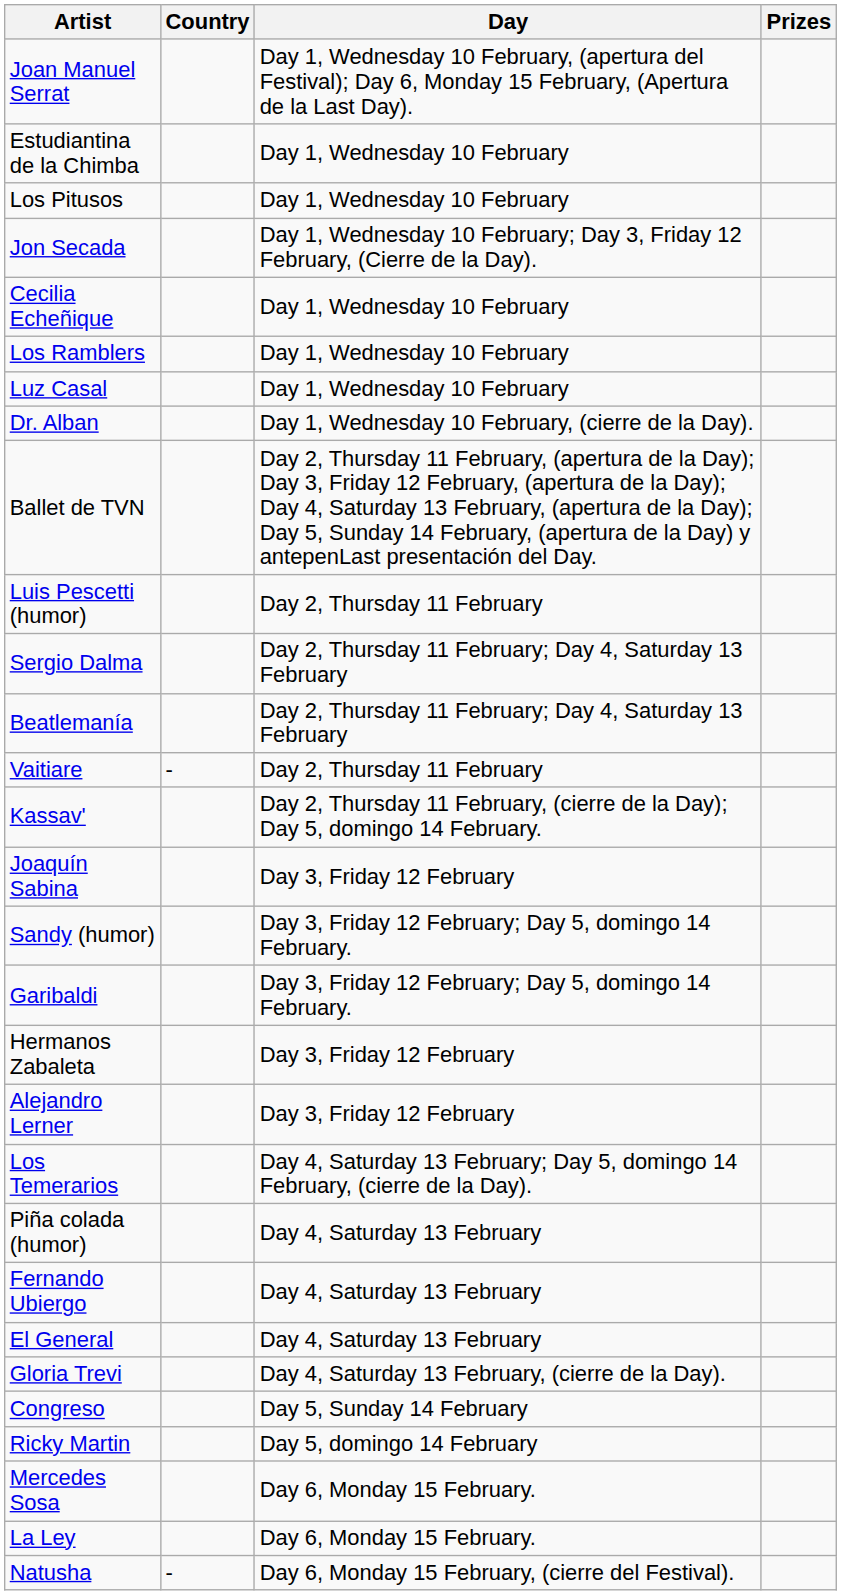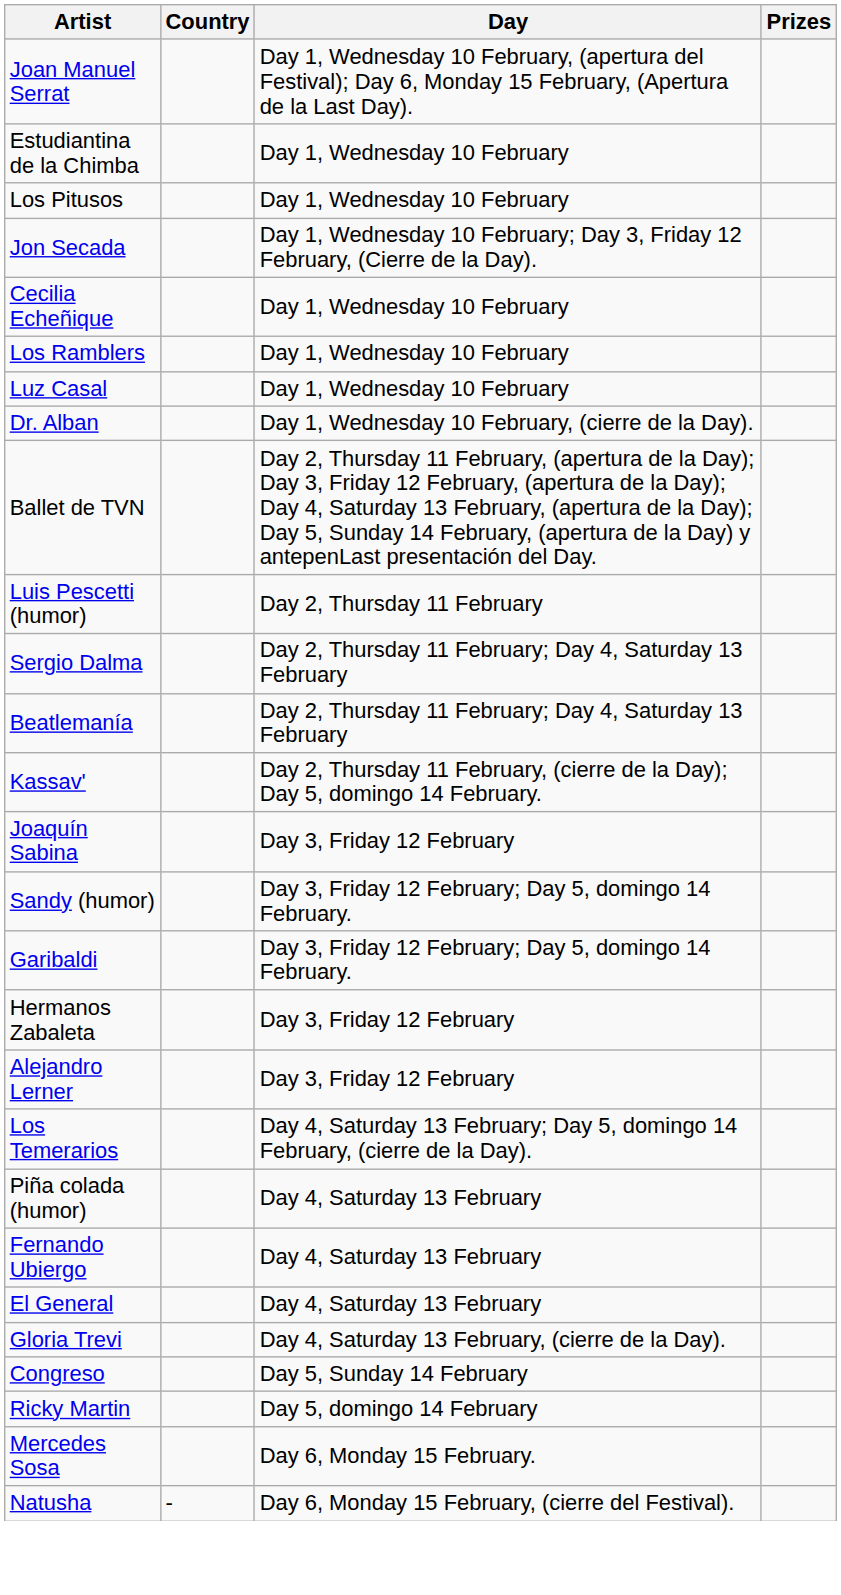- row: (46, 769)
- row: (43, 1537)
